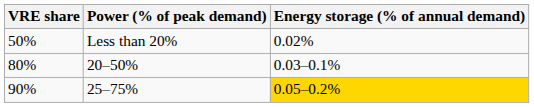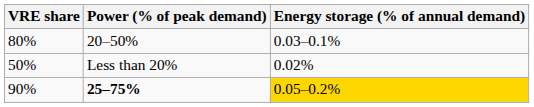rows swapped: (22, 41) <-> (22, 65)
(113, 89) normal -> (114, 89) bold
